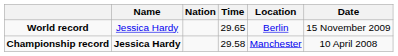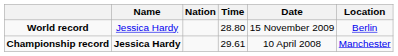columns swapped: (276, 12) <-> (348, 12)
(233, 28) 29.65 -> (233, 28) 28.80
(233, 43) 29.58 -> (233, 43) 29.61
